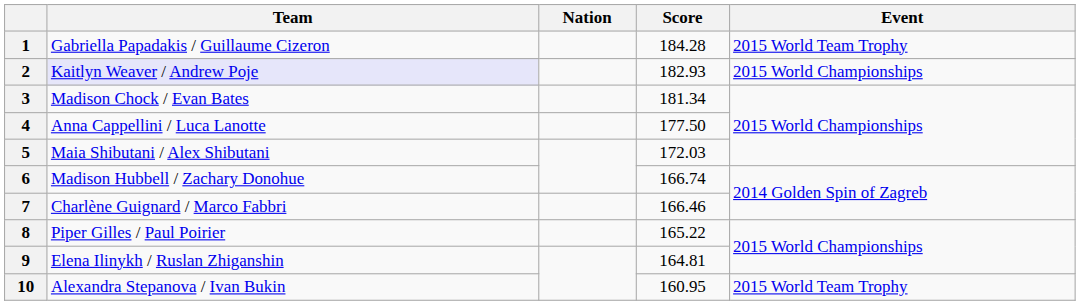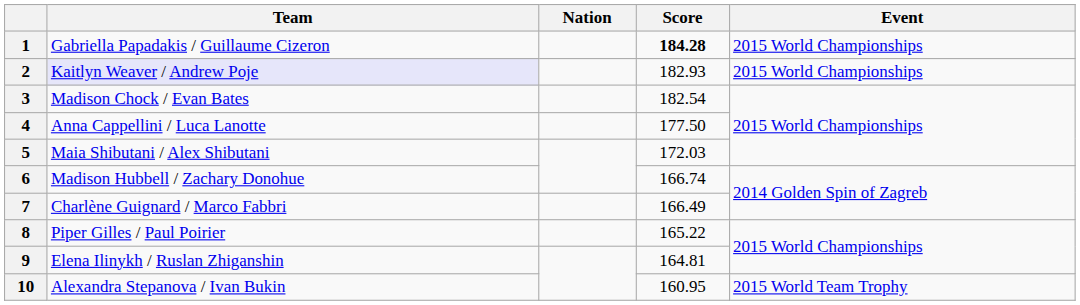(683, 44) normal -> (683, 44) bold
(820, 44) 2015 World Team Trophy -> (828, 44) 2015 World Championships
(683, 98) 181.34 -> (683, 98) 182.54
(683, 206) 166.46 -> (683, 206) 166.49
